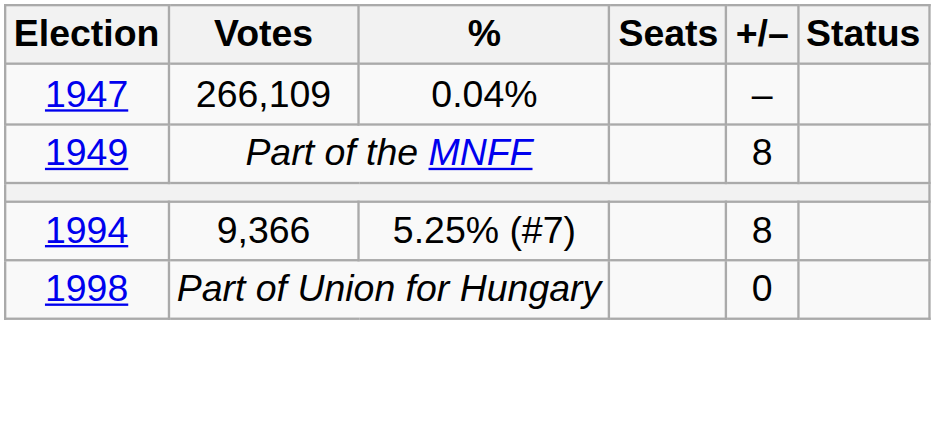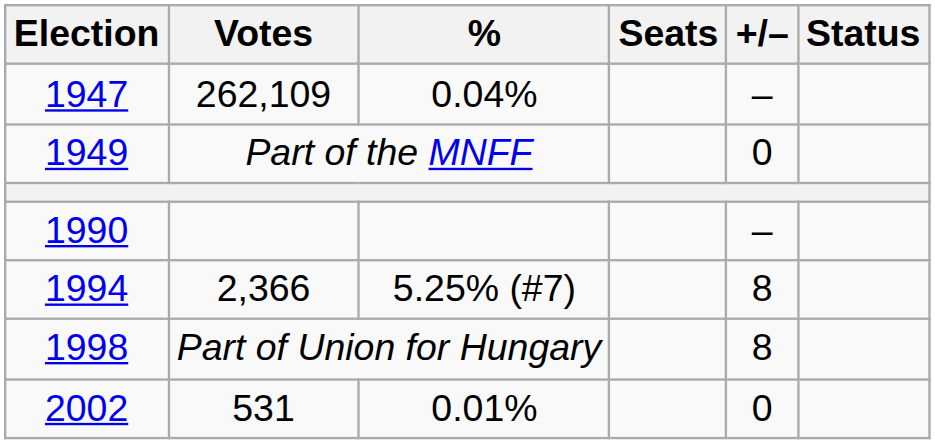(264, 93) 266,109 -> (264, 93) 262,109
(762, 152) 8 -> (762, 152) 0
+ row: (87, 229)
(264, 229) 9,366 -> (264, 288) 2,366
(762, 288) 0 -> (762, 348) 8
+ row: (87, 407)
